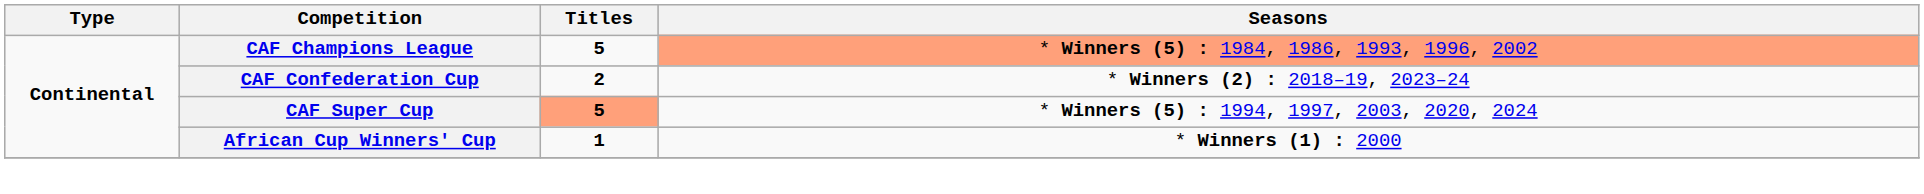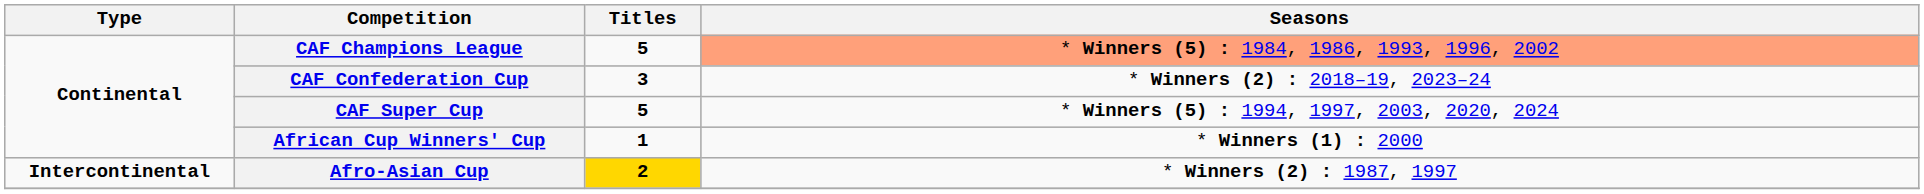(599, 81) 2 -> (643, 81) 3
(599, 112) lightsalmon background -> (643, 112) no background
+ row: (409, 173)
